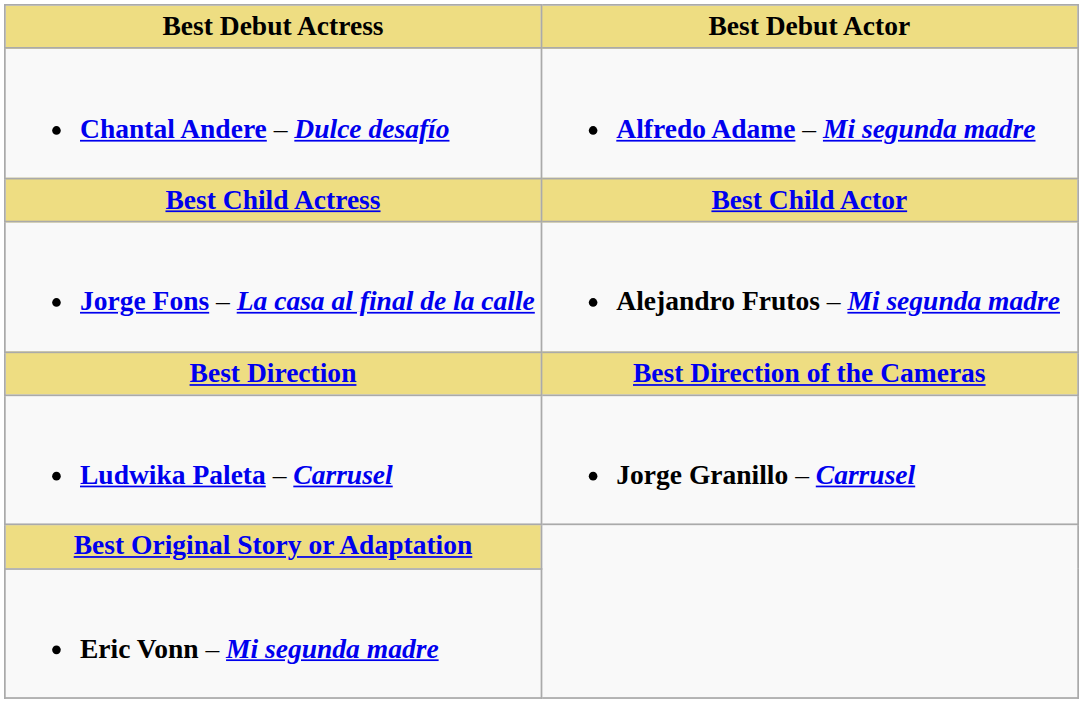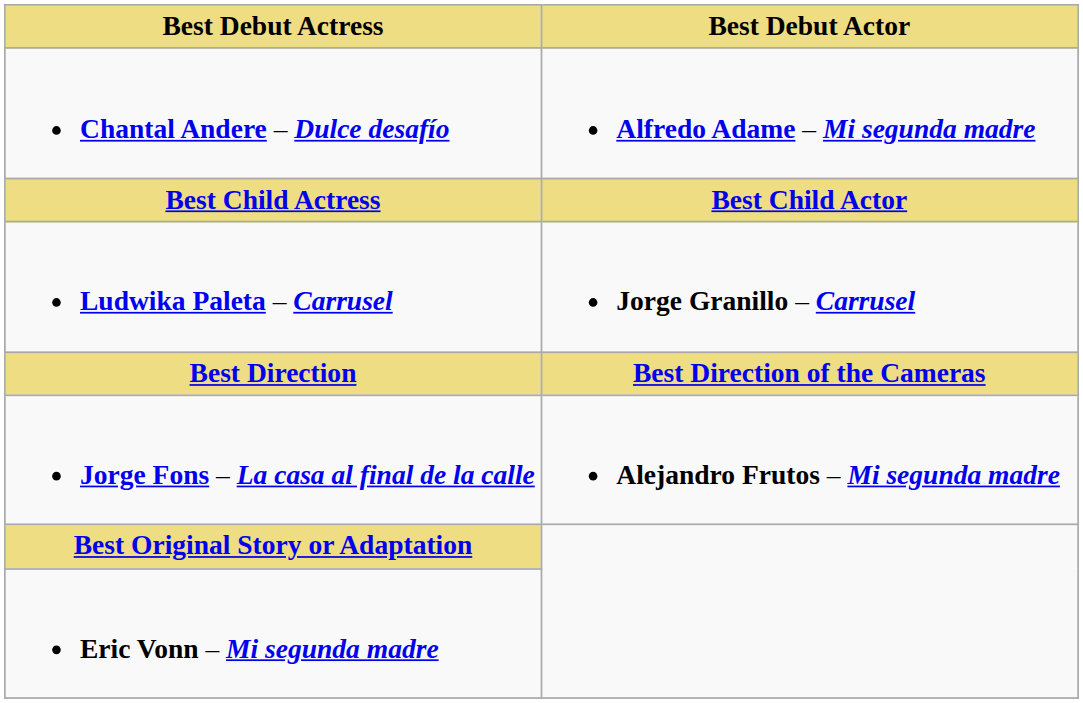rows swapped: (273, 475) <-> (273, 302)
